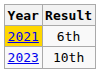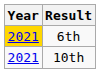(23, 57) 2023 -> (23, 57) 2021
